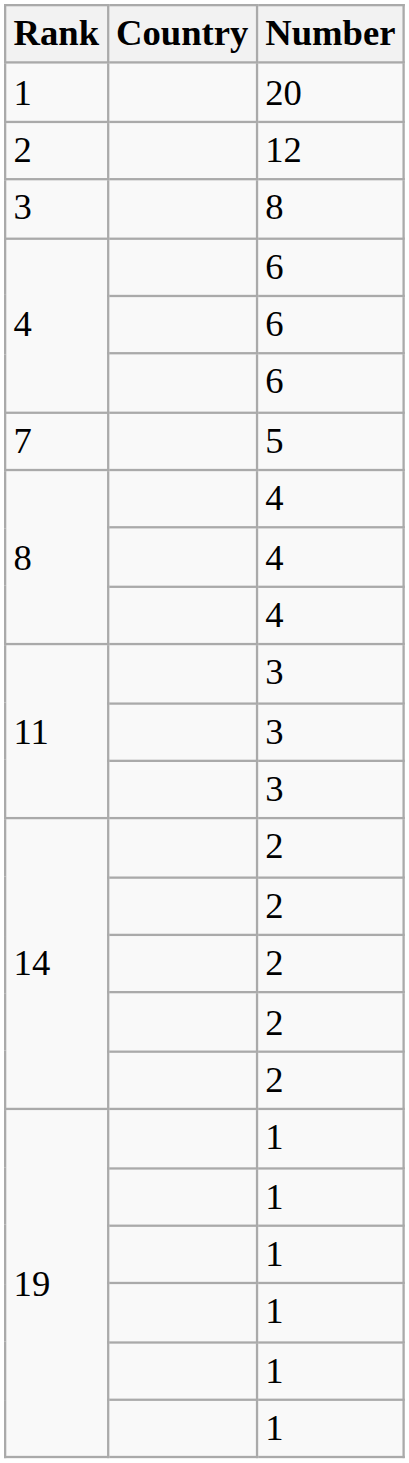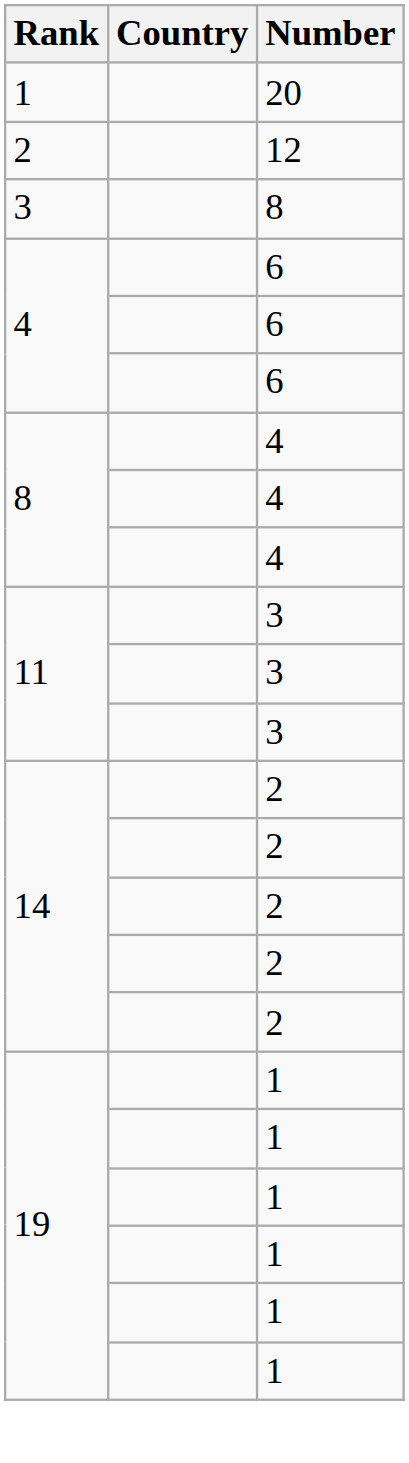- row: (23, 440)
